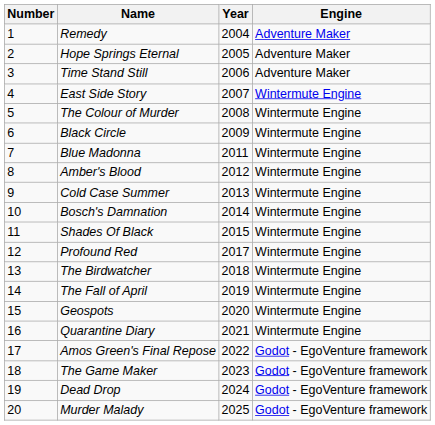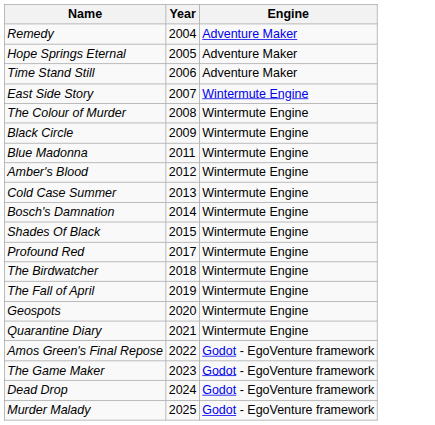- column: (31, 14)
